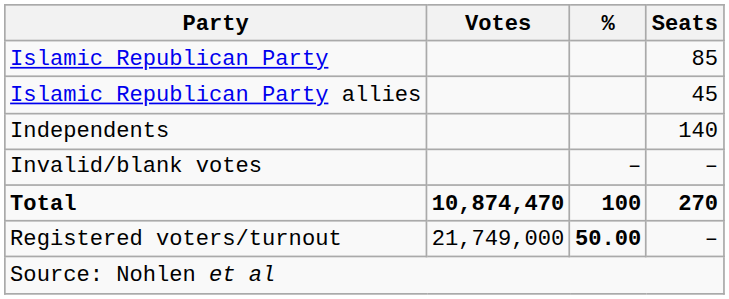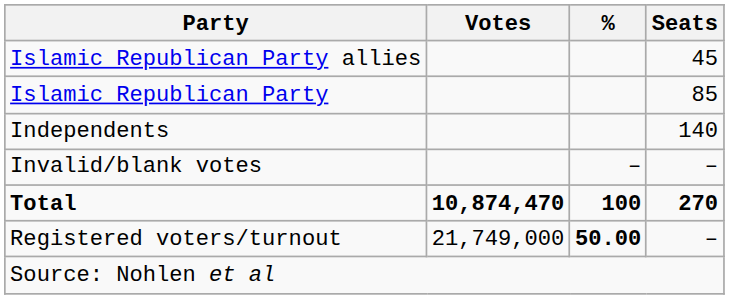rows swapped: (169, 59) <-> (216, 95)
